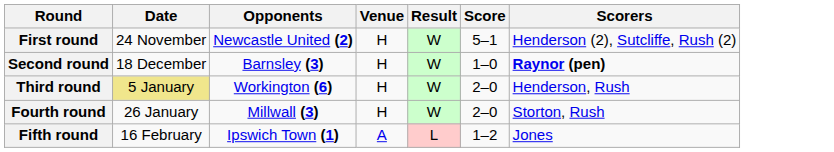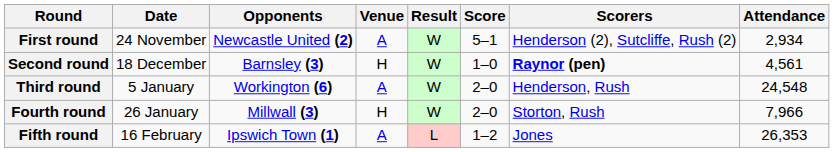+ column: (784, 16)
(382, 40) H -> (382, 40) A
(161, 87) khaki background -> (161, 87) no background
(382, 87) H -> (382, 87) A
